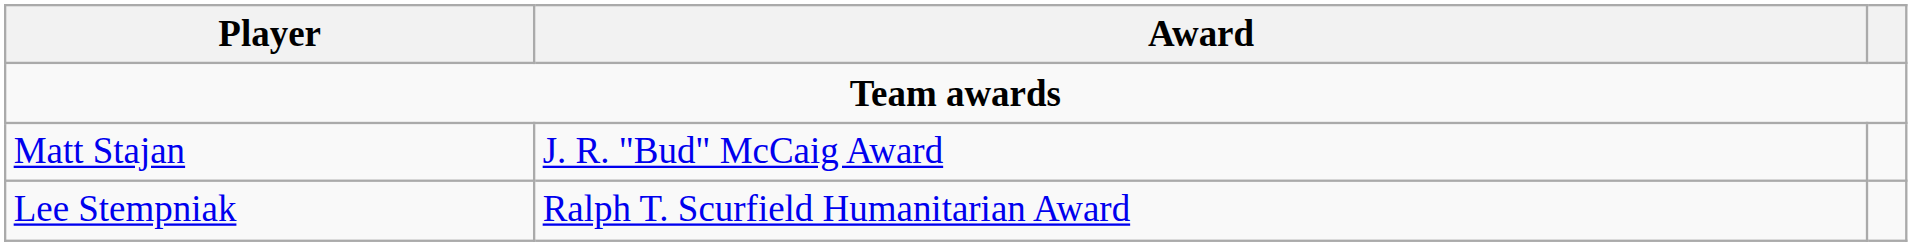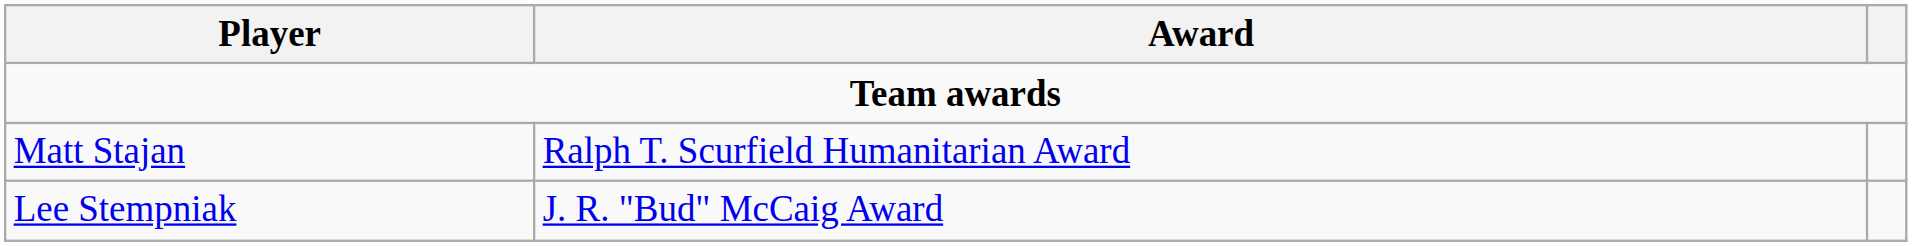(743, 151) J. R. "Bud" McCaig Award -> (836, 151) Ralph T. Scurfield Humanitarian Award
(836, 209) Ralph T. Scurfield Humanitarian Award -> (743, 209) J. R. "Bud" McCaig Award
